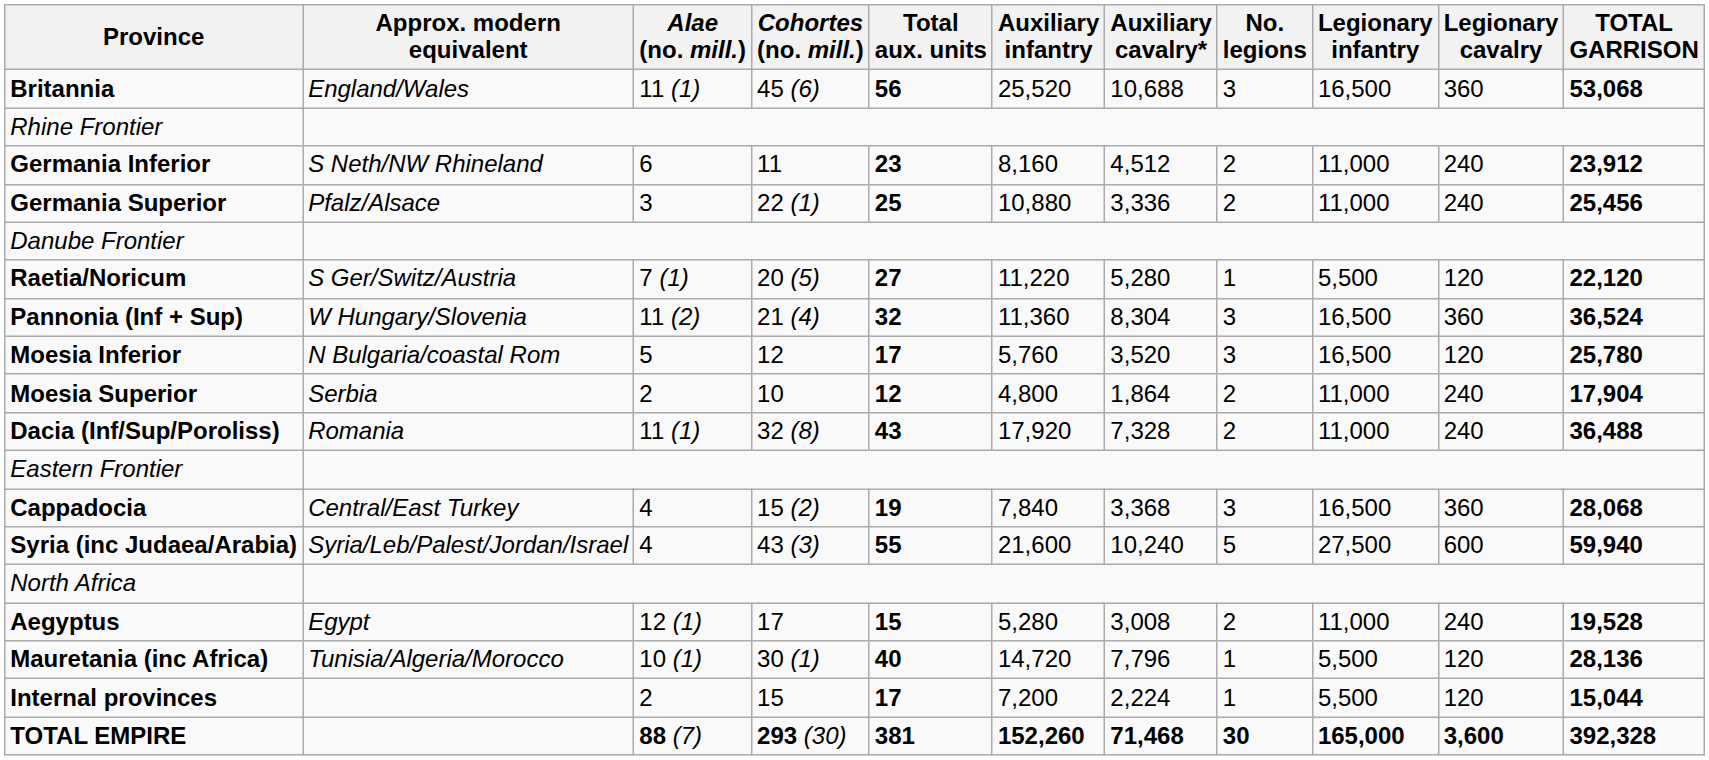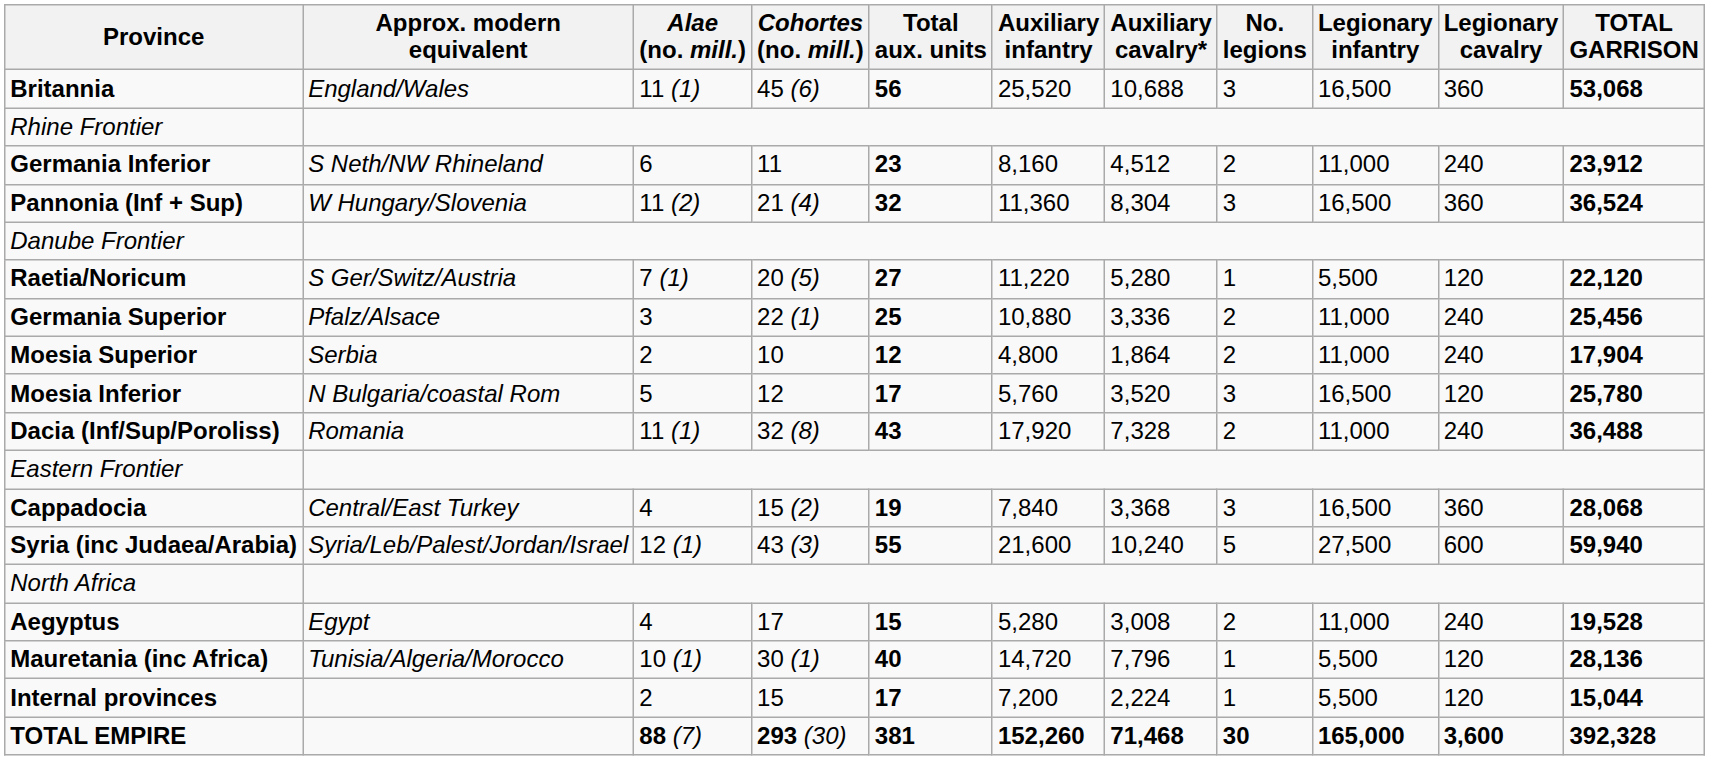rows swapped: (118, 202) <-> (127, 316)
rows swapped: (104, 393) <-> (96, 355)
(646, 545) 4 -> (671, 545) 12 (1)
(671, 621) 12 (1) -> (646, 621) 4
